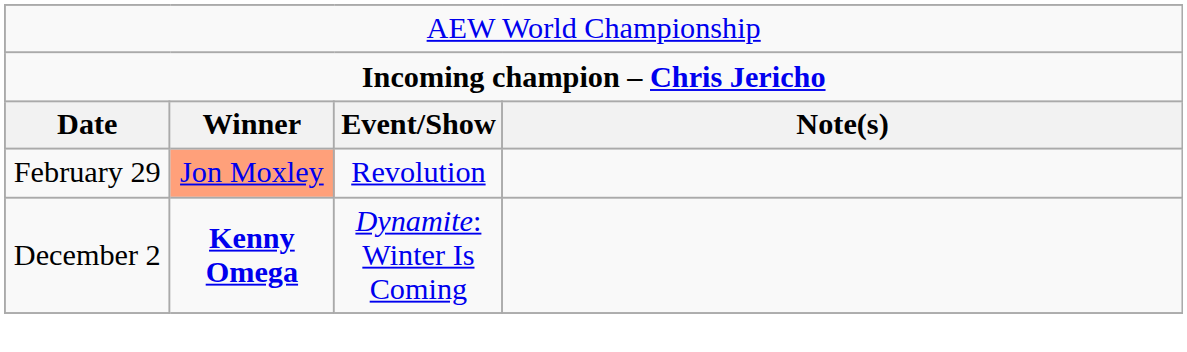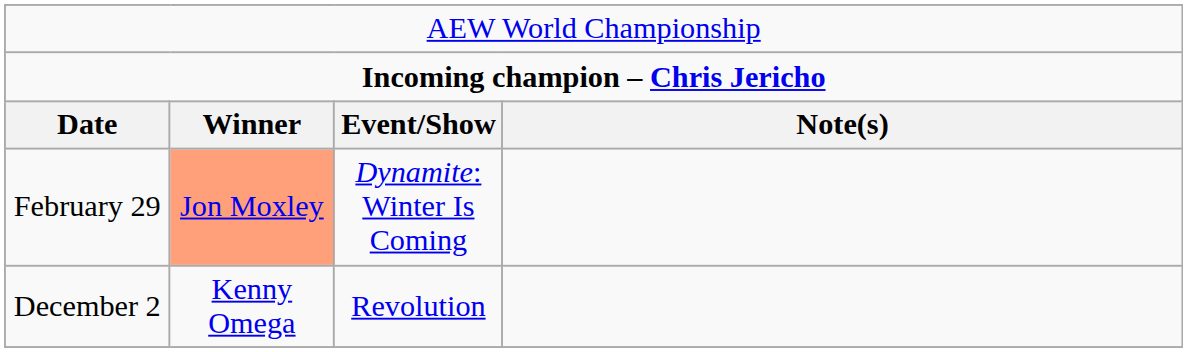(418, 172) Revolution -> (418, 206) Dynamite: Winter Is Coming
(252, 254) bold -> (252, 305) normal
(418, 254) Dynamite: Winter Is Coming -> (418, 305) Revolution
